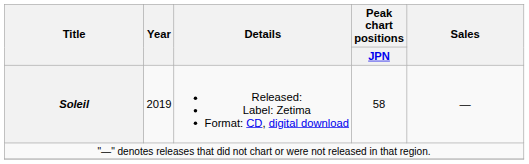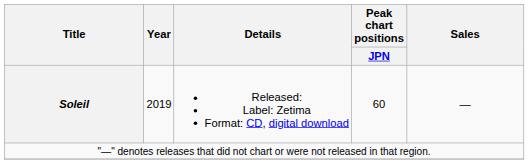(379, 104) 58 -> (379, 104) 60
